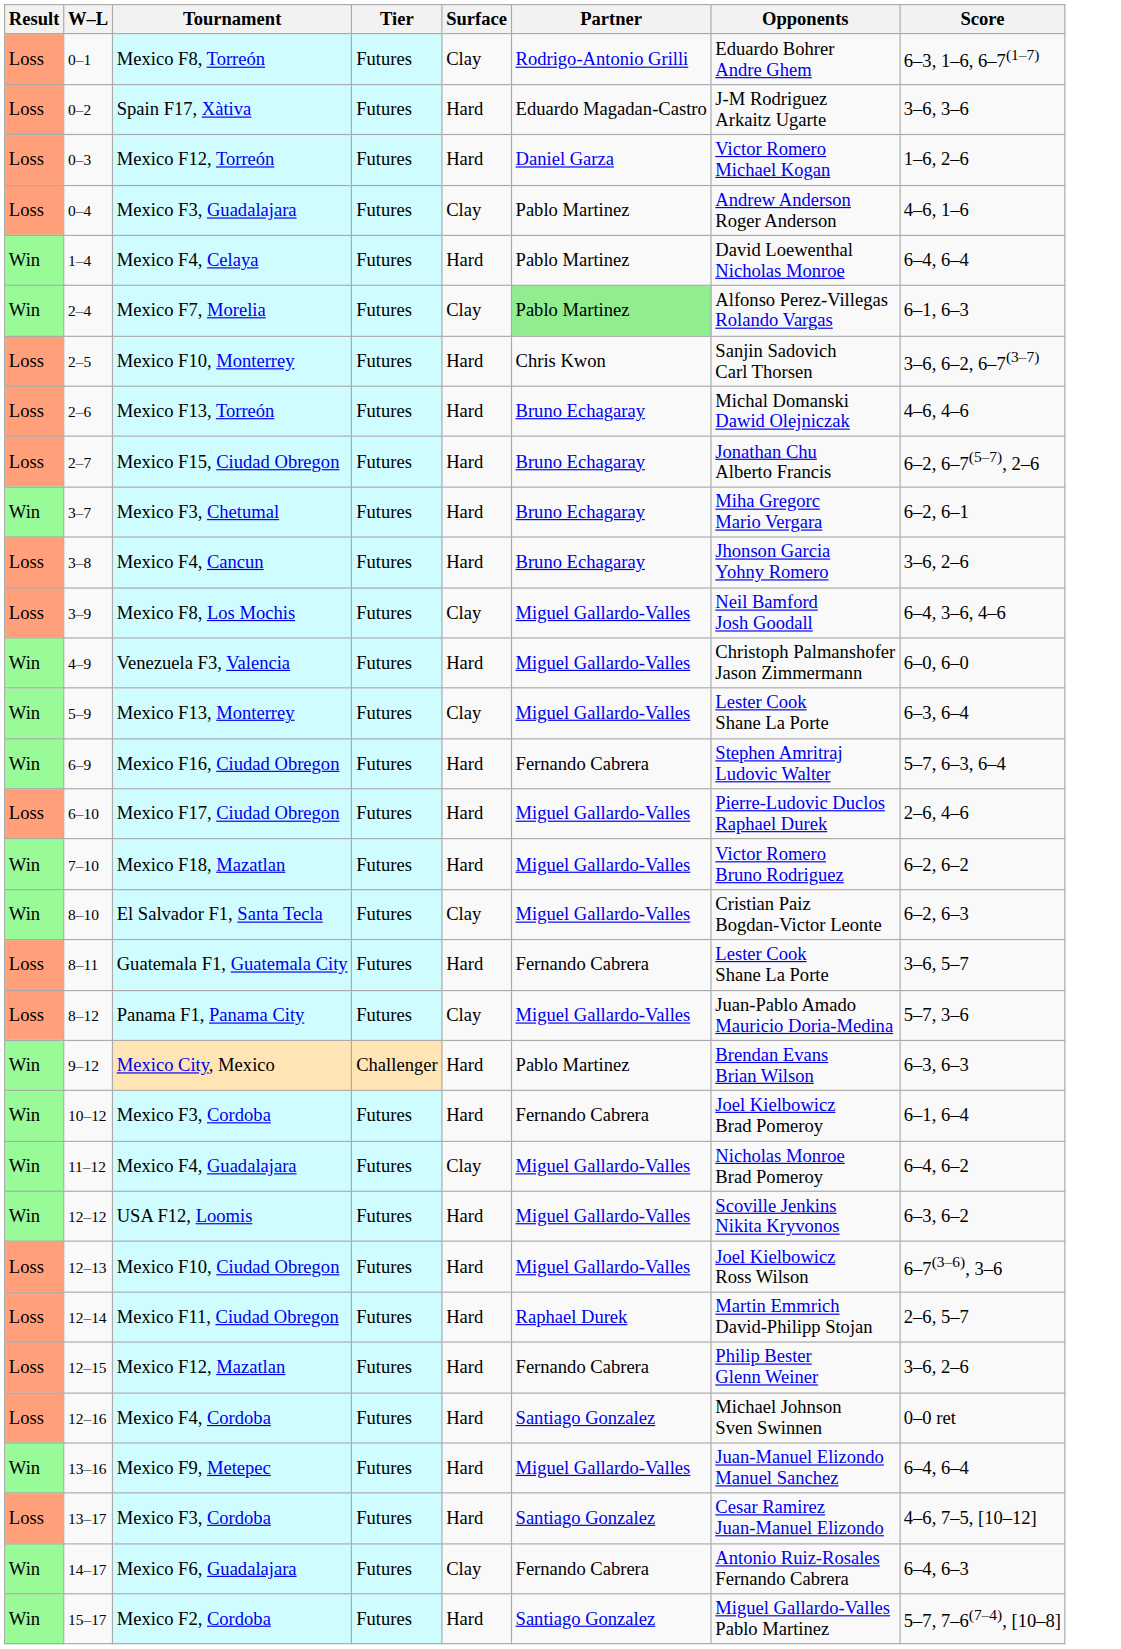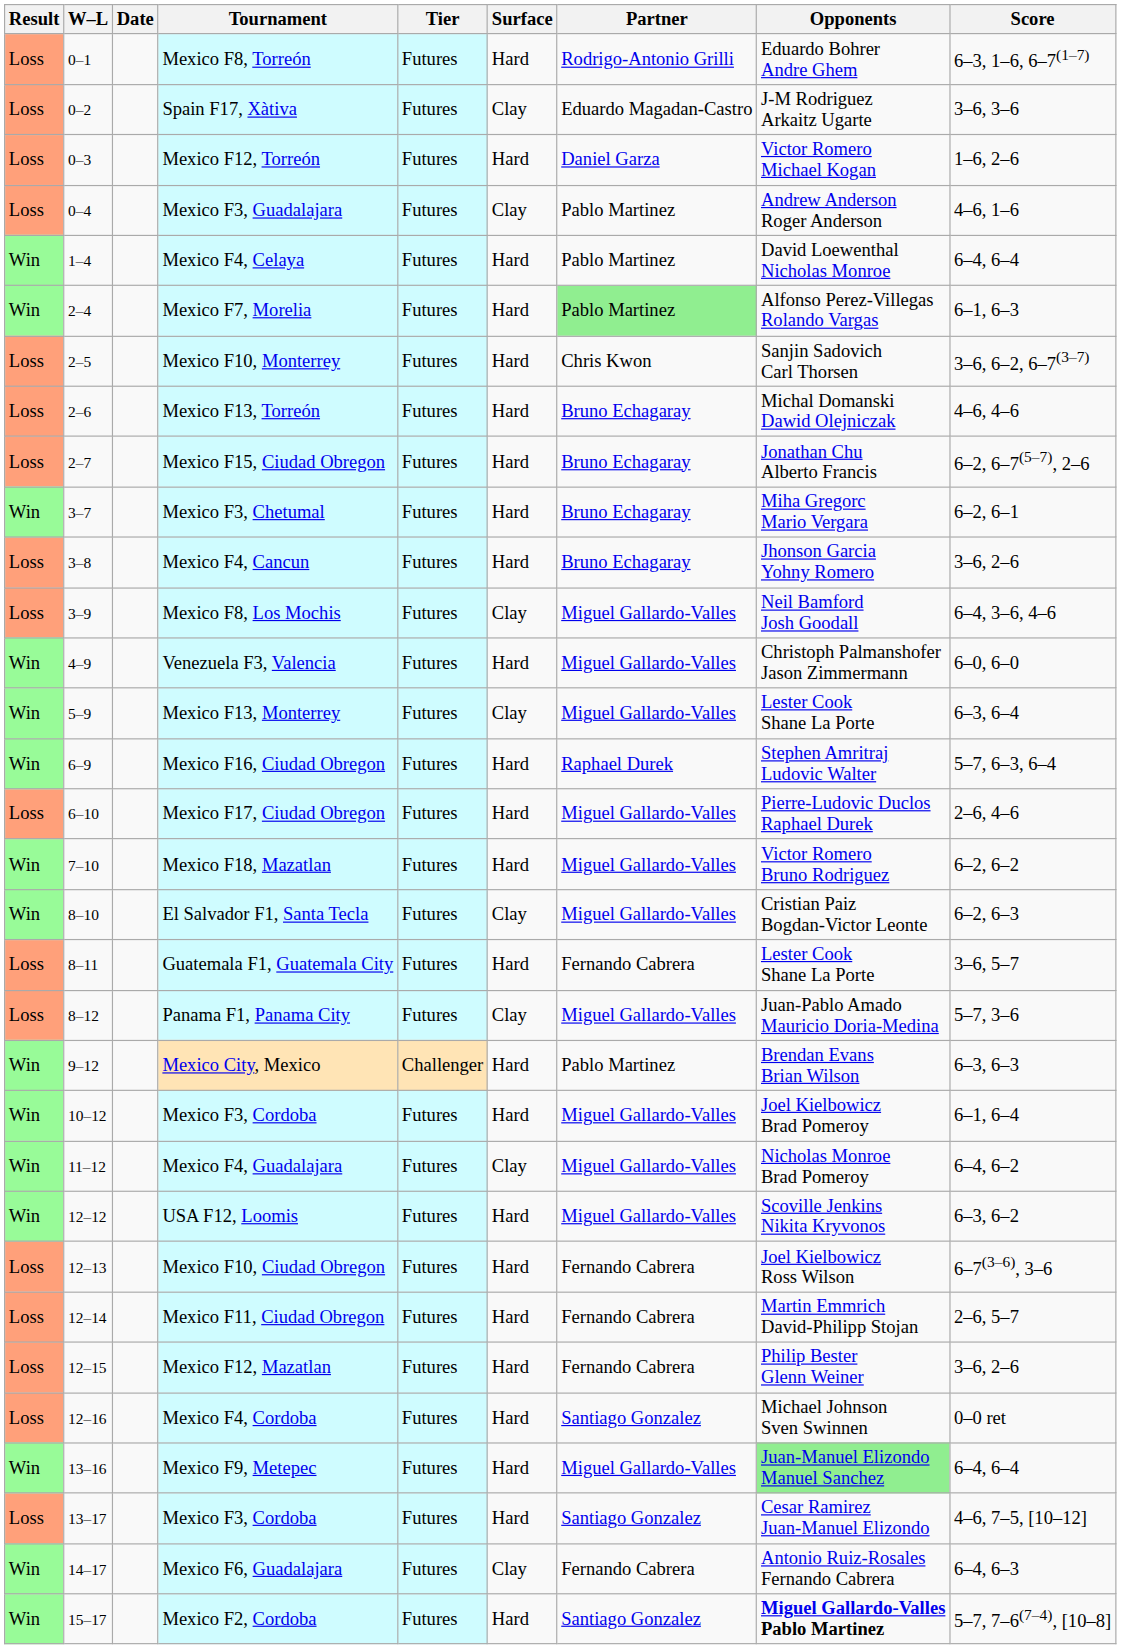+ column: (135, 19)
(464, 59) Clay -> (510, 59) Hard
(465, 109) Hard -> (509, 109) Clay
(464, 310) Clay -> (510, 310) Hard
(582, 763) Fernando Cabrera -> (617, 763) Raphael Durek
(582, 1115) Fernando Cabrera -> (649, 1115) Miguel Gallardo-Valles
(603, 1266) Miguel Gallardo-Valles -> (628, 1266) Fernando Cabrera
(571, 1316) Raphael Durek -> (628, 1316) Fernando Cabrera
(800, 1467) no background -> (845, 1467) lightgreen background
(803, 1618) normal -> (853, 1618) bold
